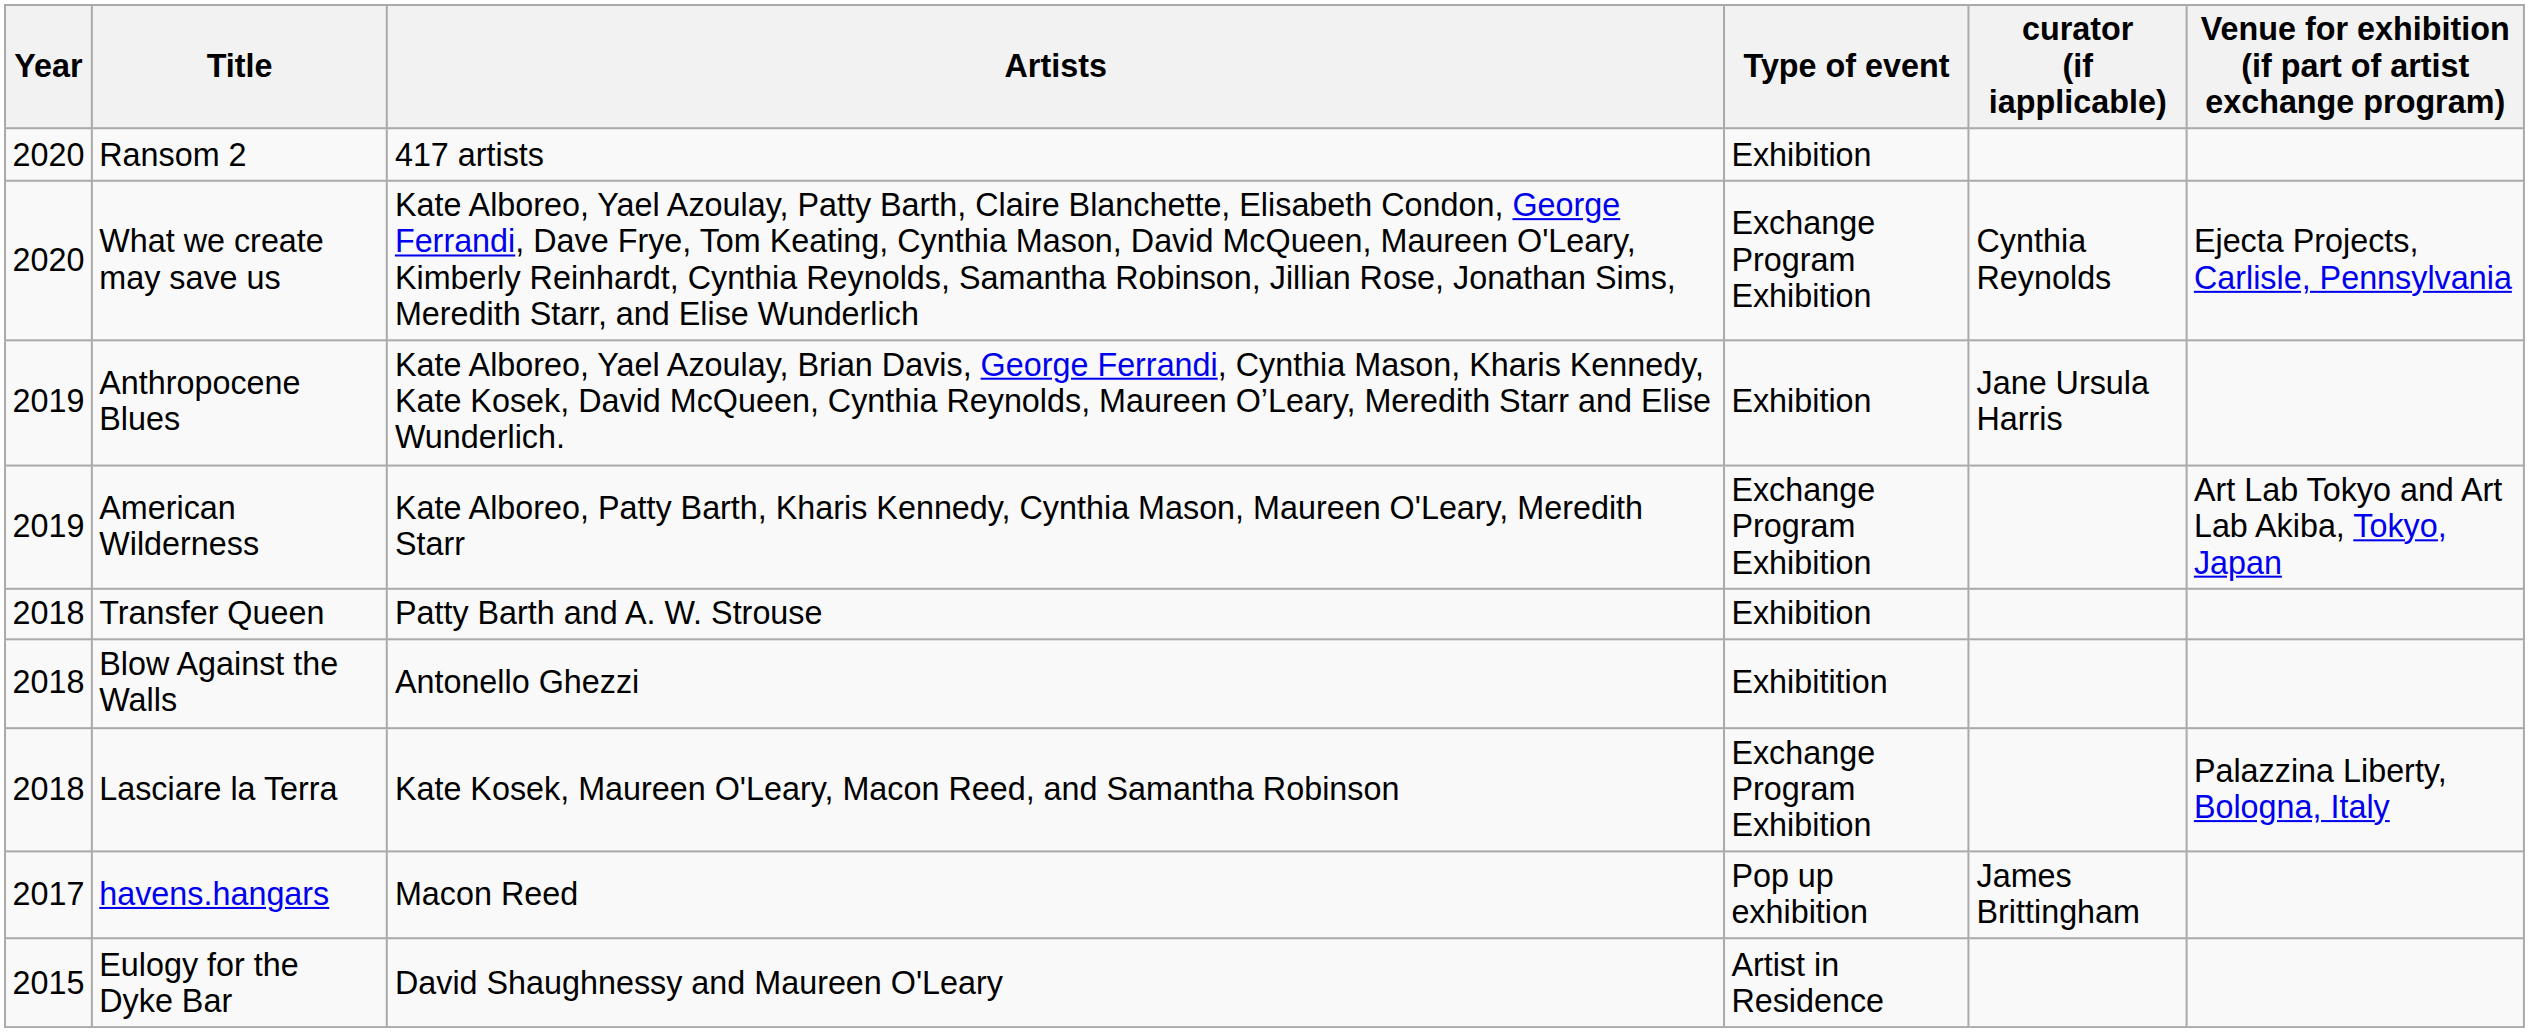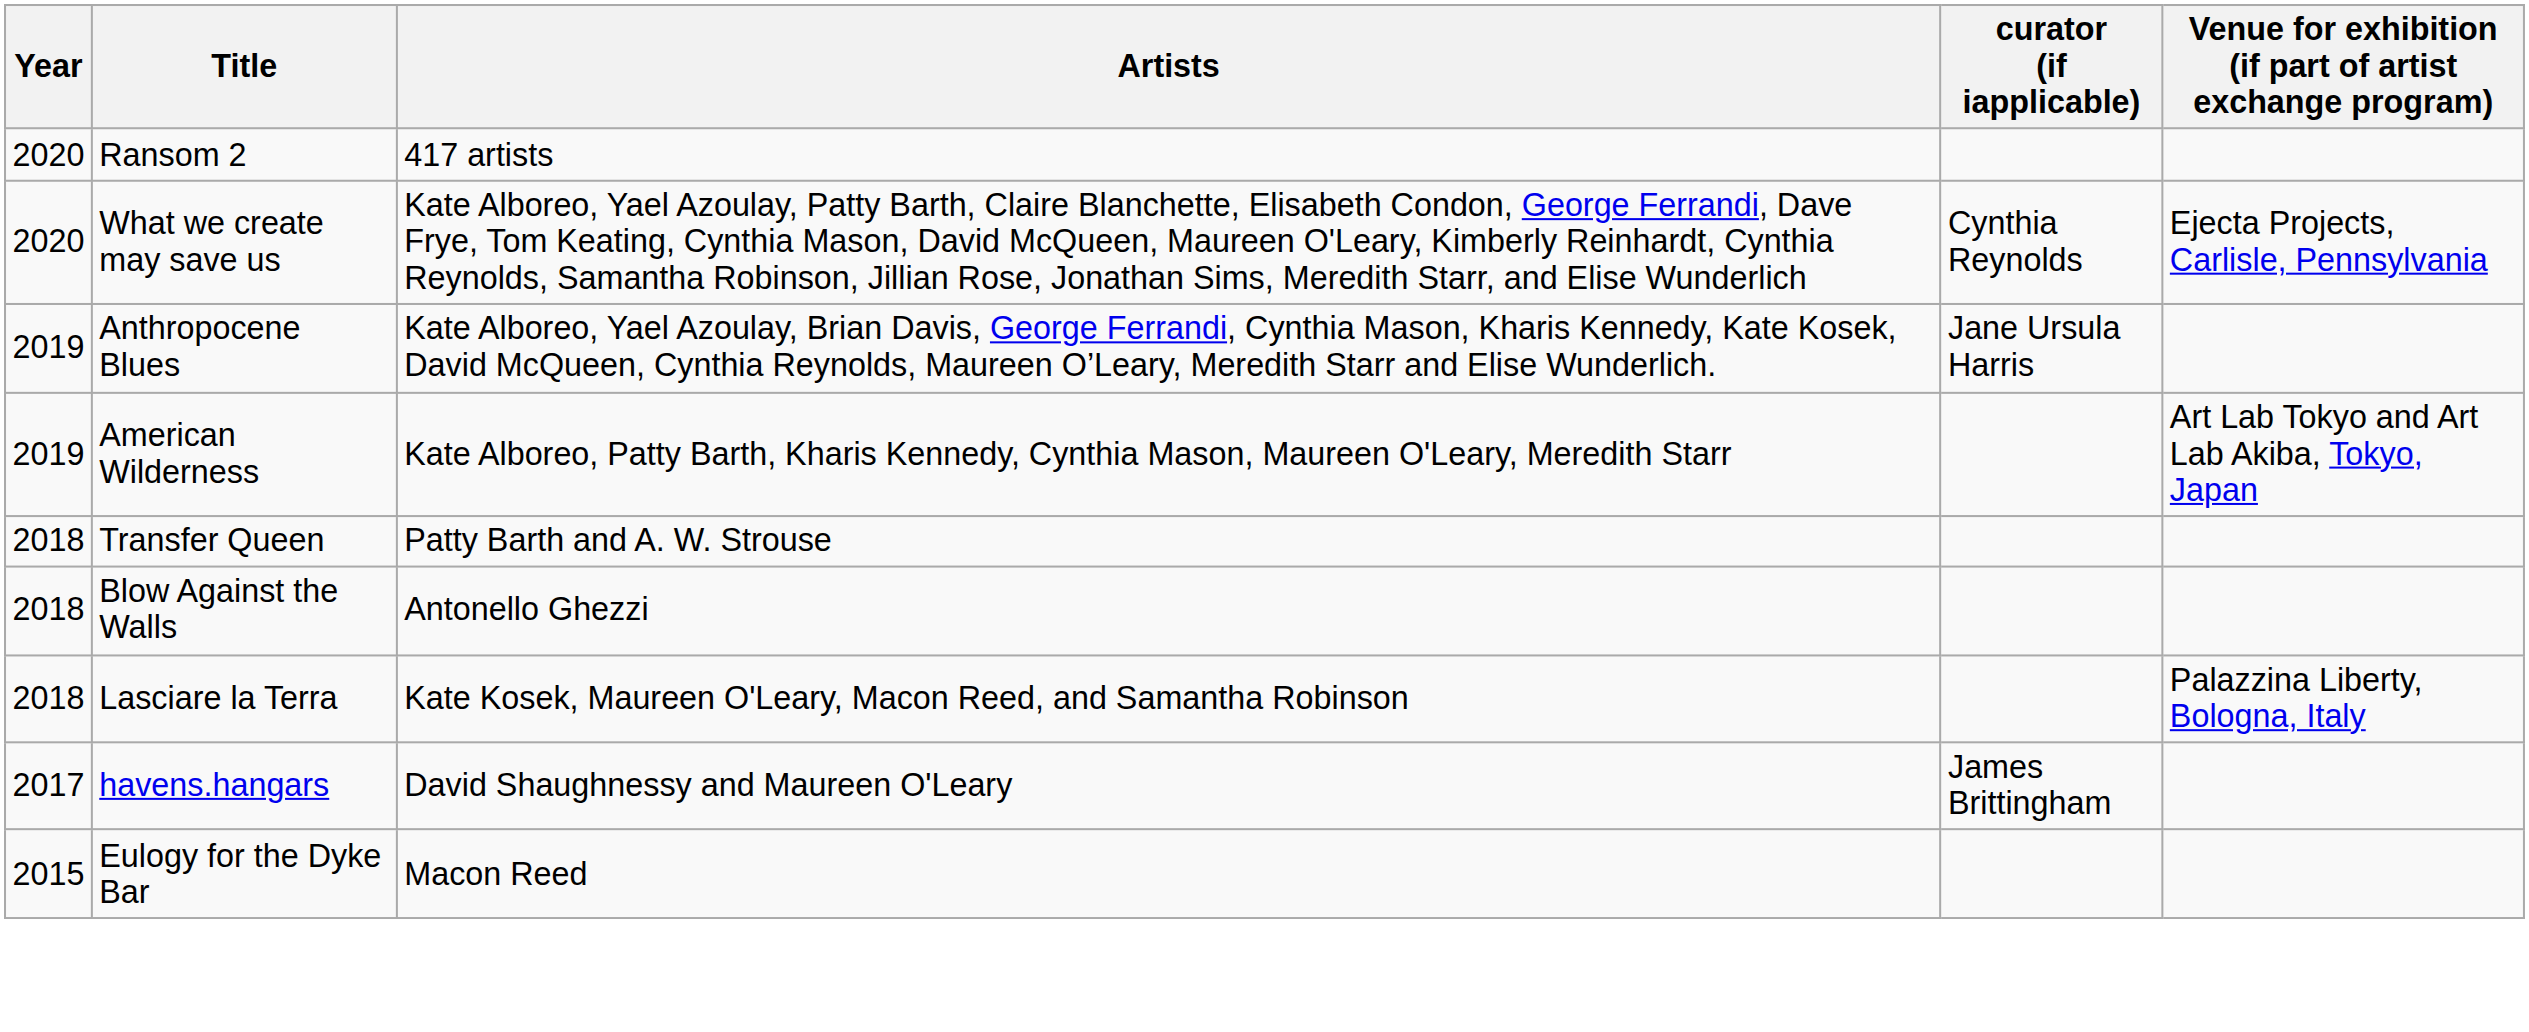- column: (1847, 66)
(487, 894) Macon Reed -> (708, 785) David Shaughnessy and Maureen O'Leary
(699, 982) David Shaughnessy and Maureen O'Leary -> (496, 873) Macon Reed
